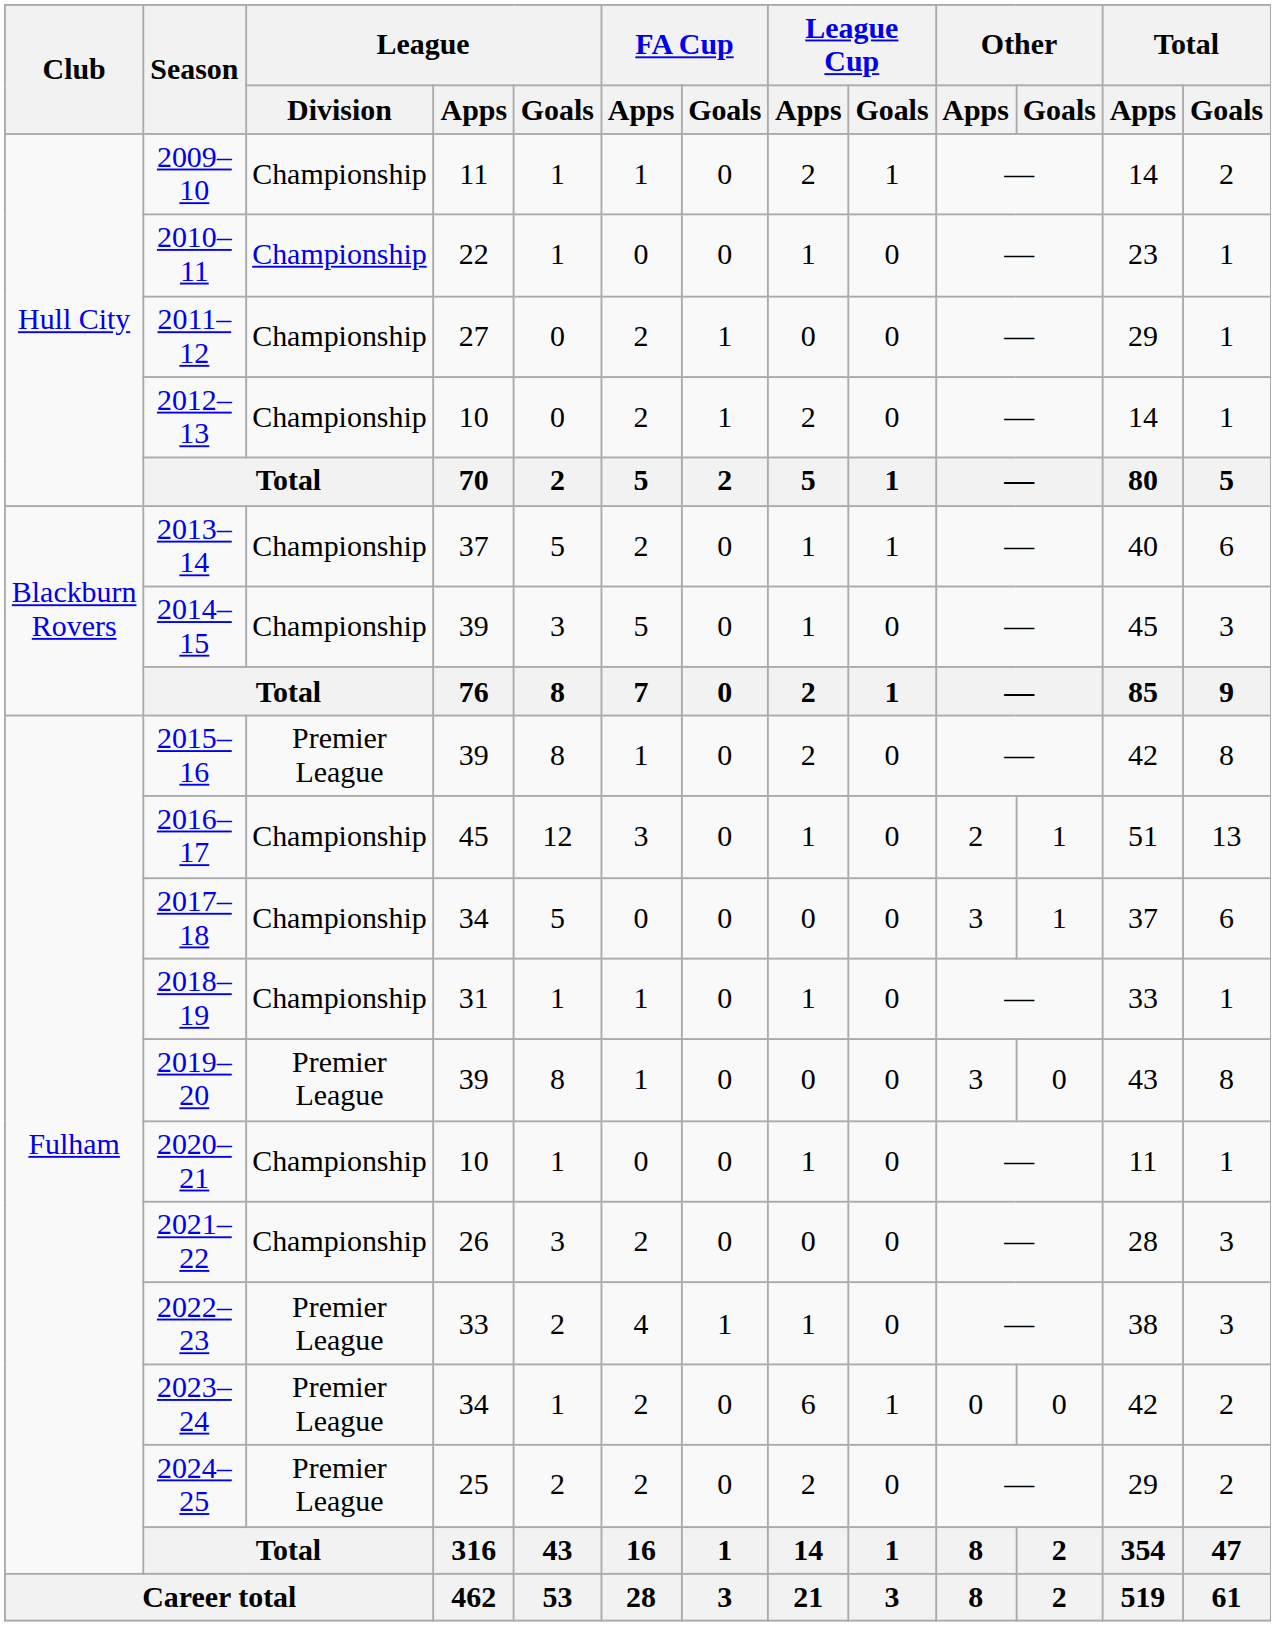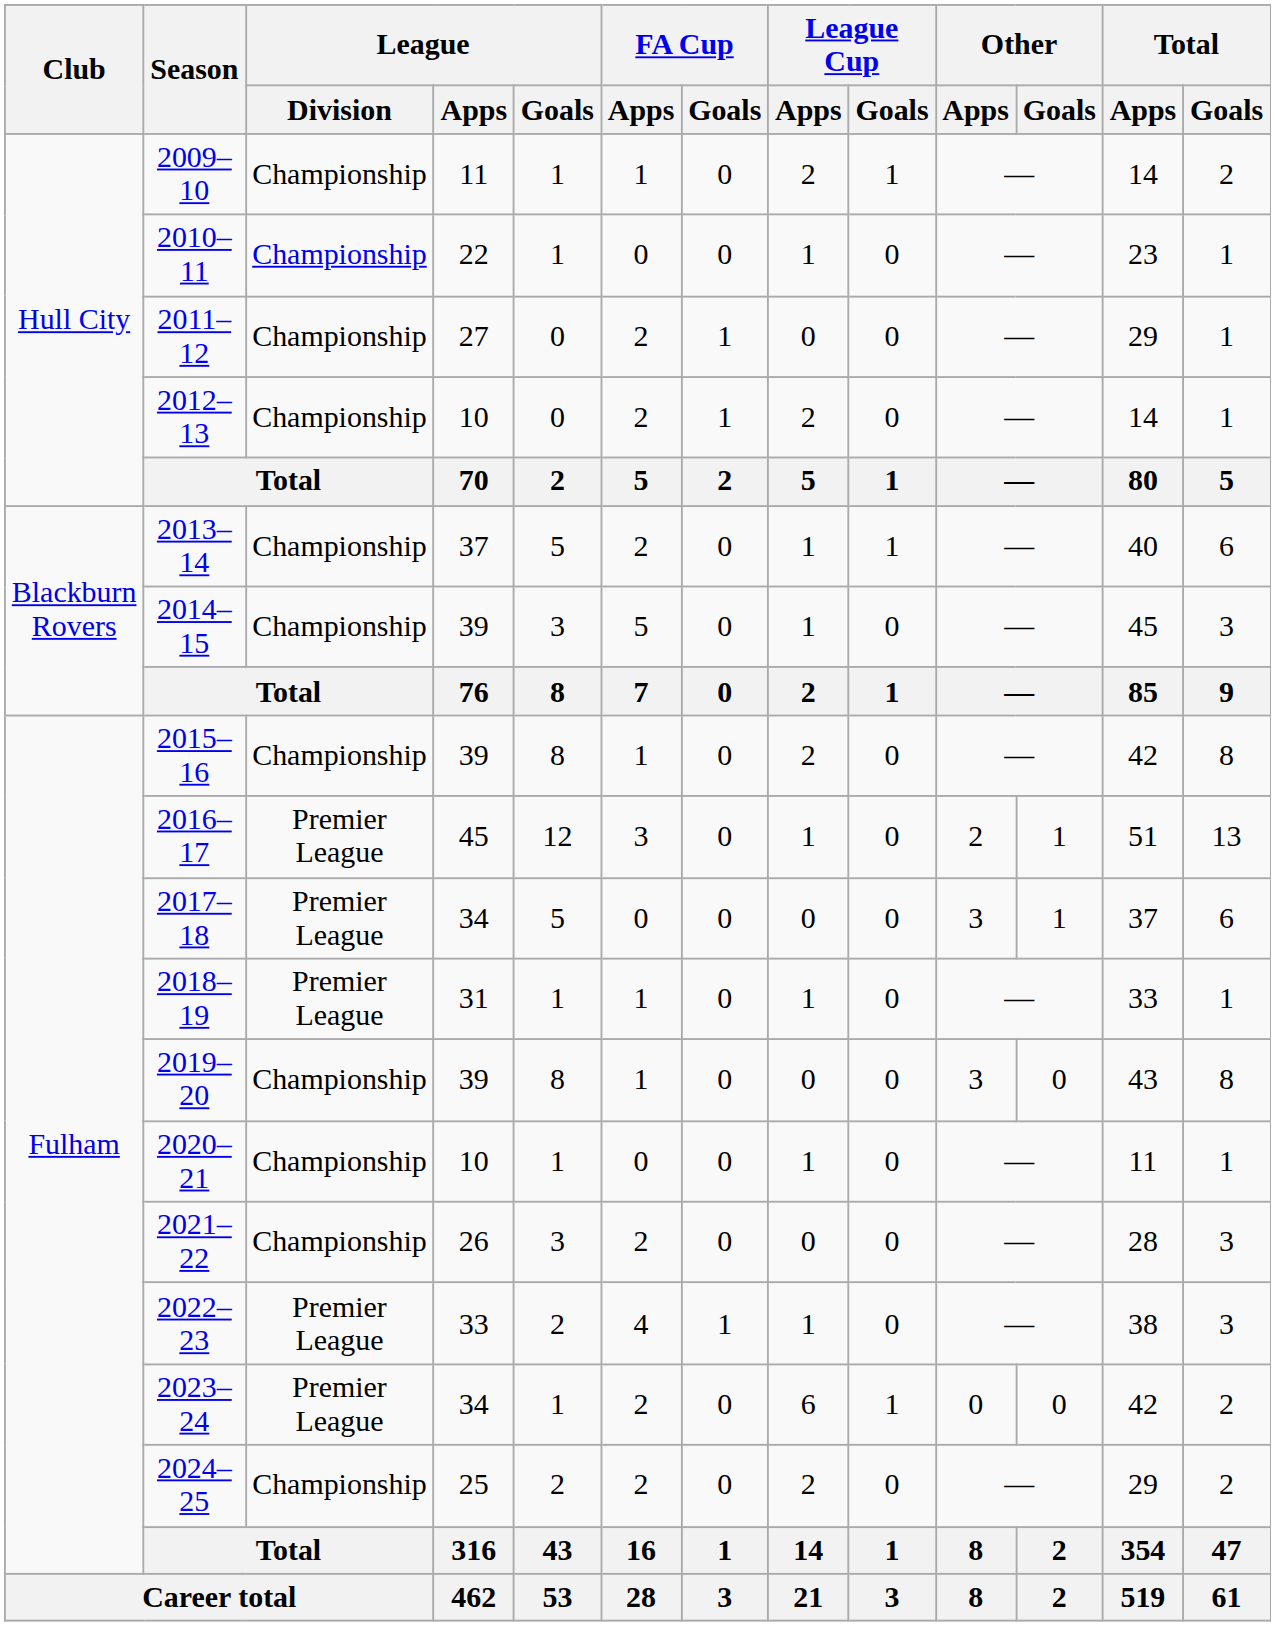(339, 755) Premier League -> (339, 755) Championship
(339, 836) Championship -> (339, 836) Premier League
(339, 917) Championship -> (339, 917) Premier League
(339, 998) Championship -> (339, 998) Premier League
(339, 1079) Premier League -> (339, 1079) Championship
(339, 1485) Premier League -> (339, 1485) Championship
